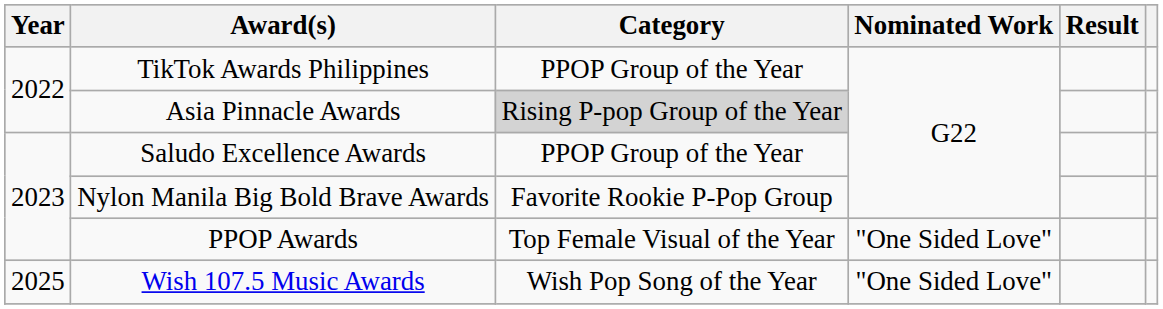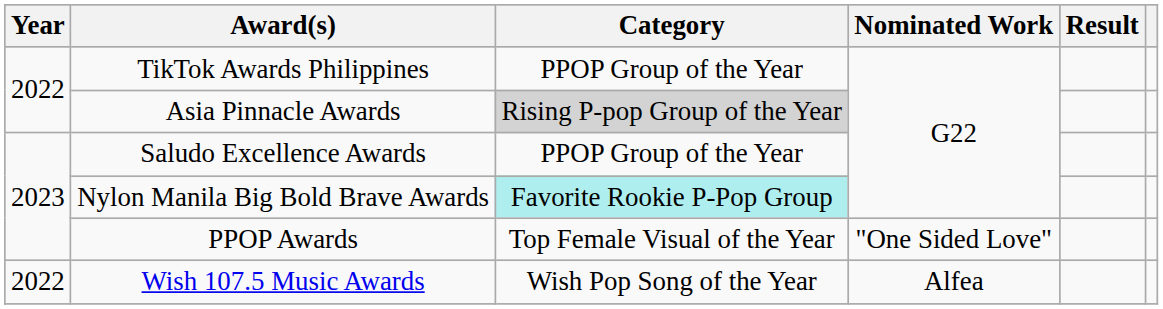(672, 196) no background -> (672, 196) paleturquoise background
(38, 281) 2025 -> (38, 281) 2022
(954, 281) "One Sided Love" -> (954, 281) Alfea
